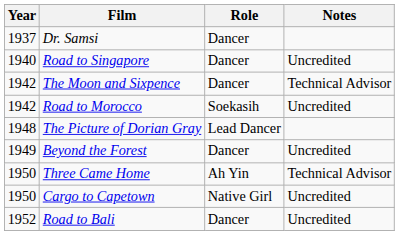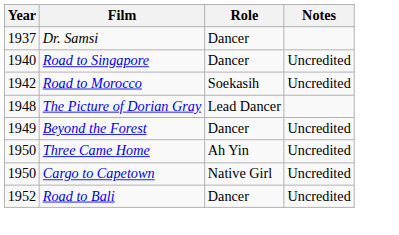- row: (111, 83)
(339, 173) Technical Advisor -> (319, 151) Uncredited
